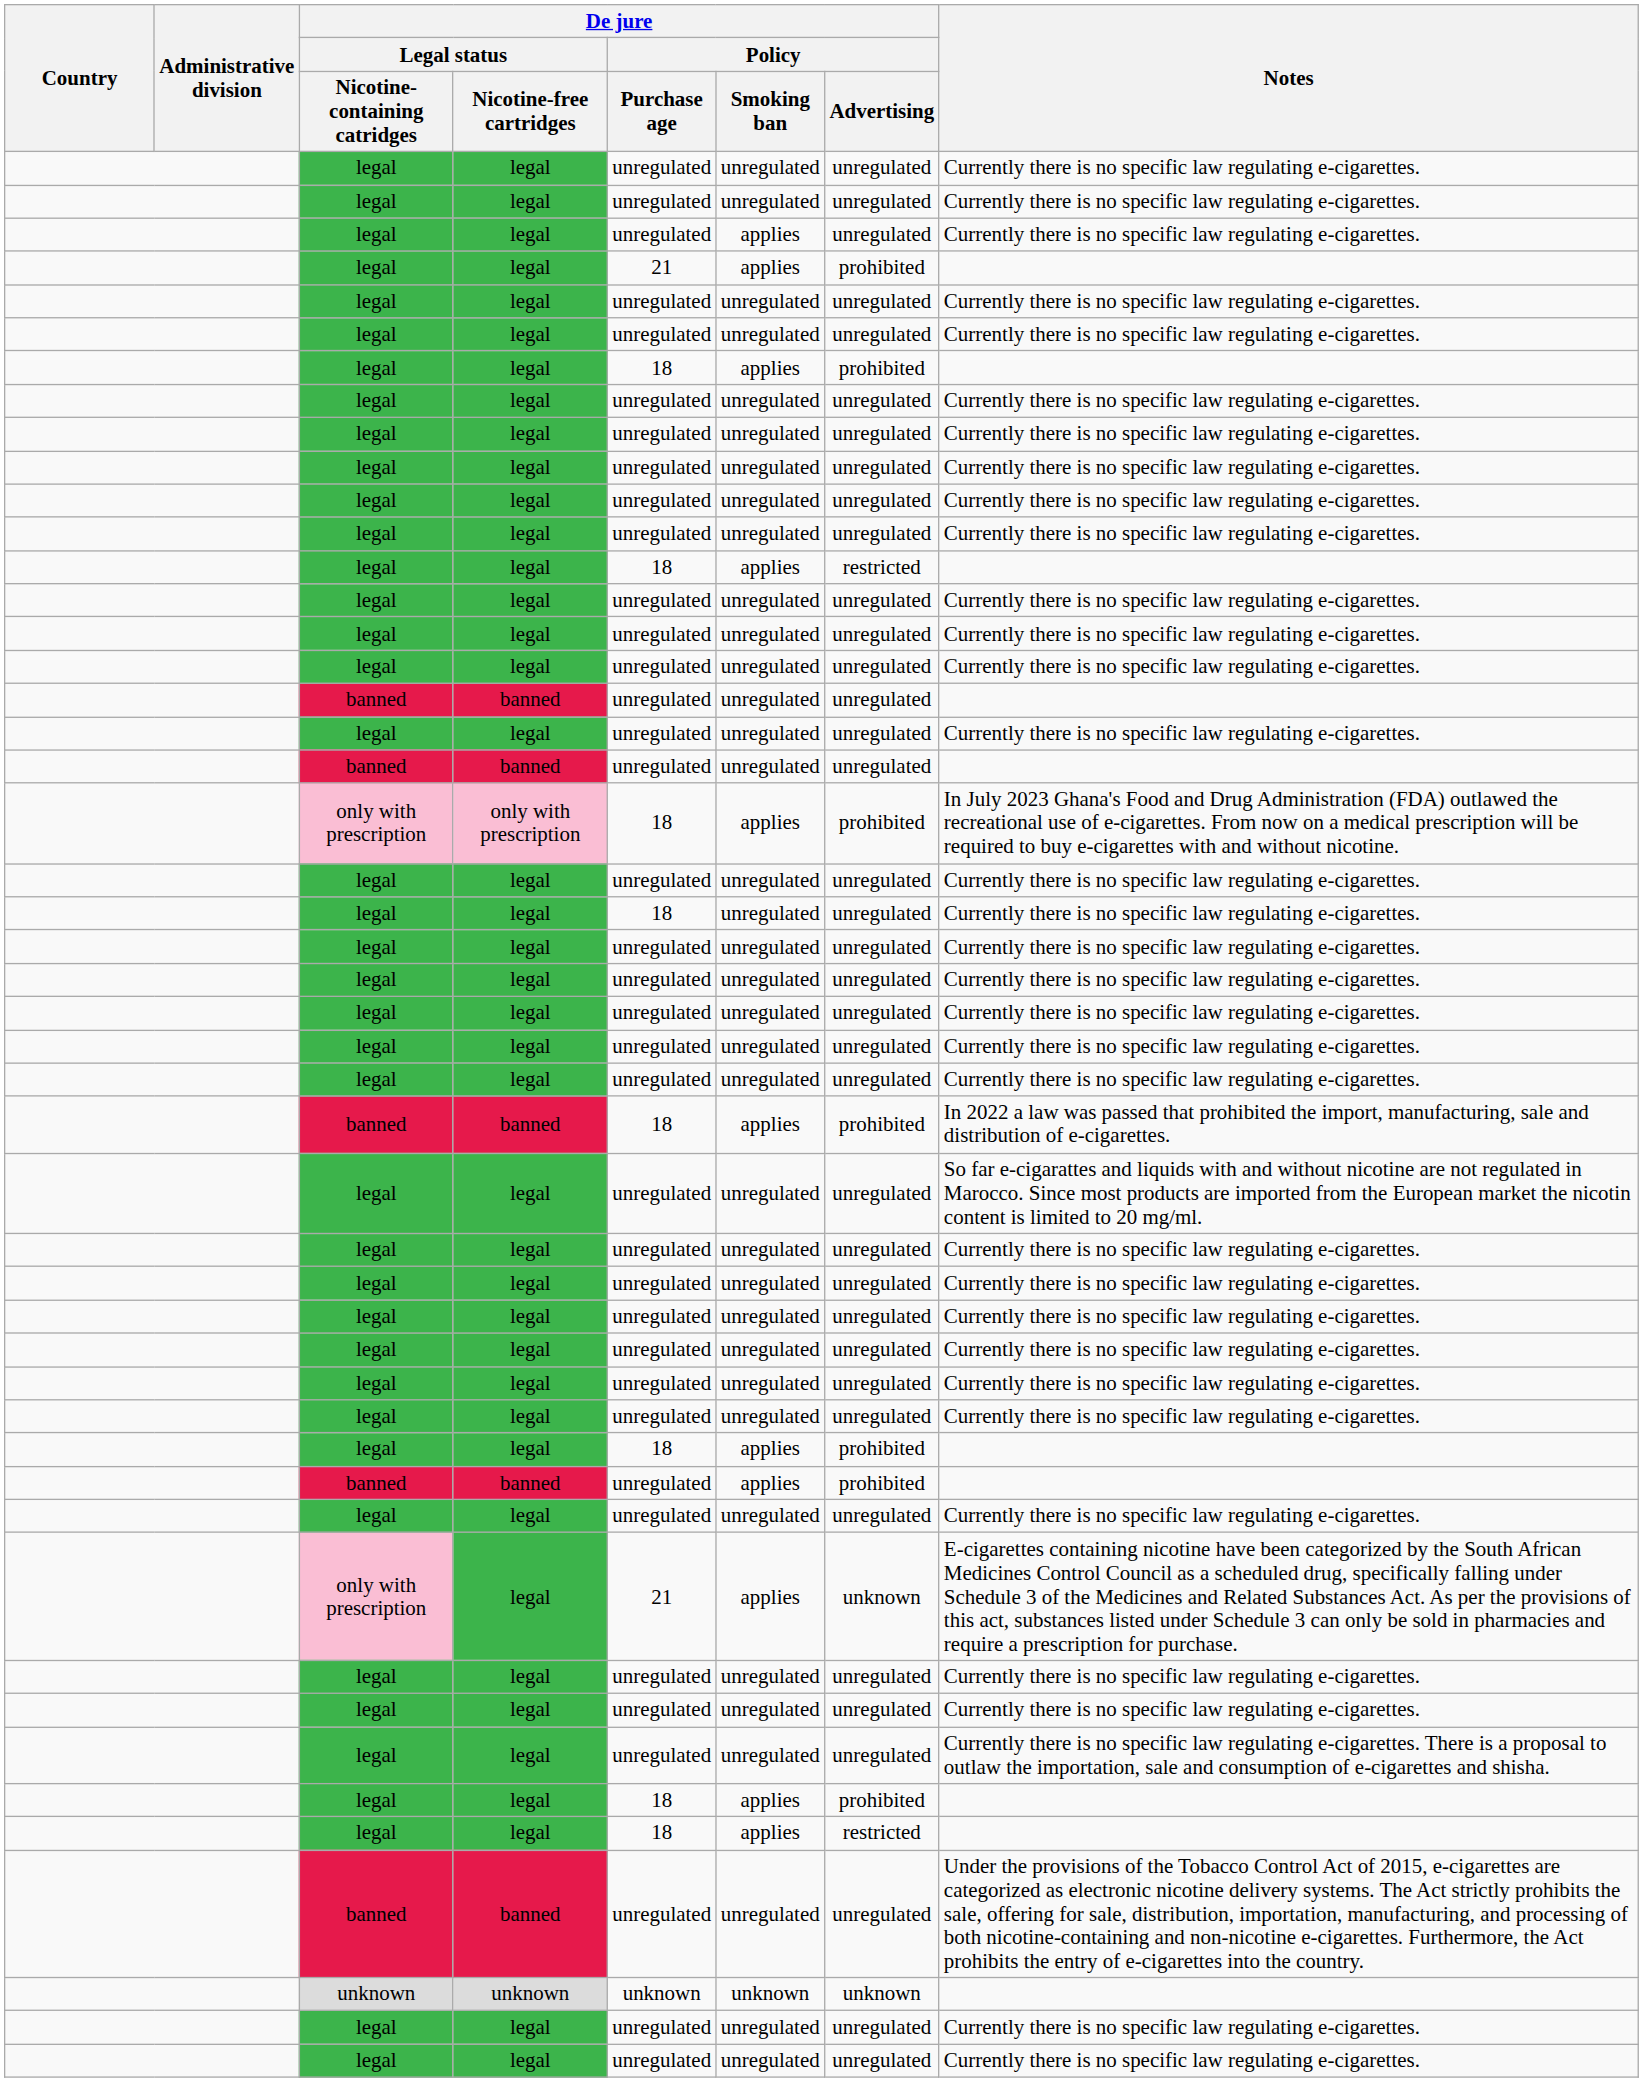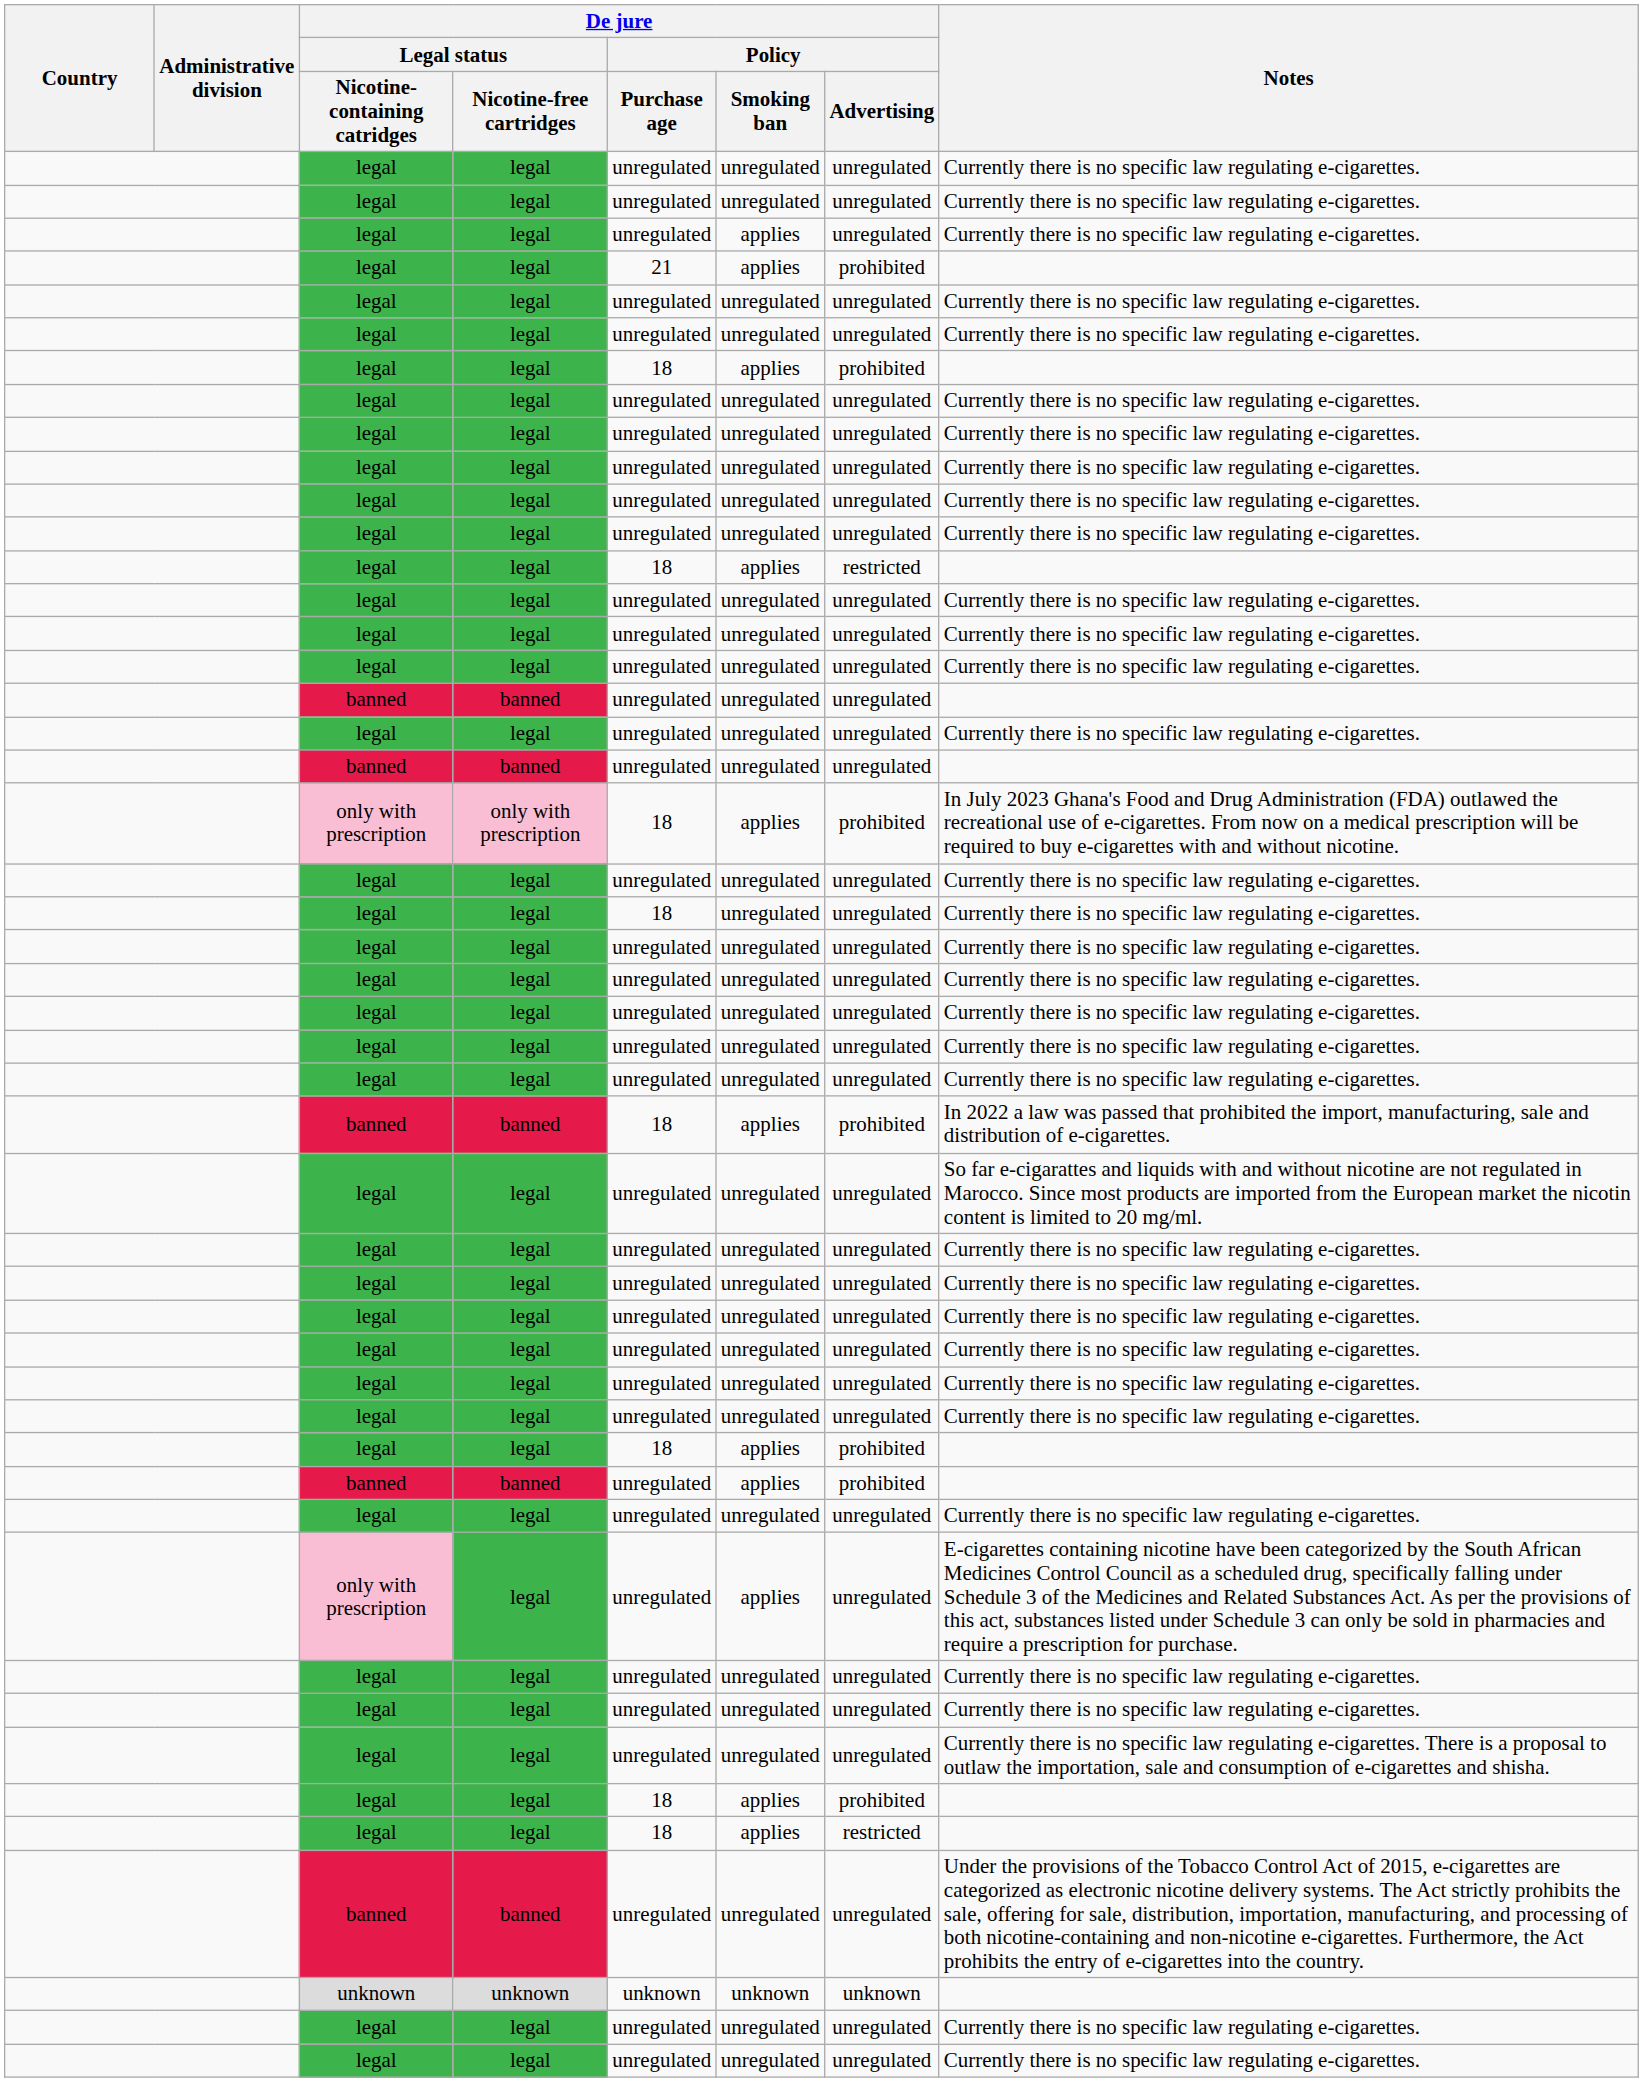(662, 1596) 21 -> (662, 1596) unregulated
(882, 1596) unknown -> (882, 1596) unregulated
